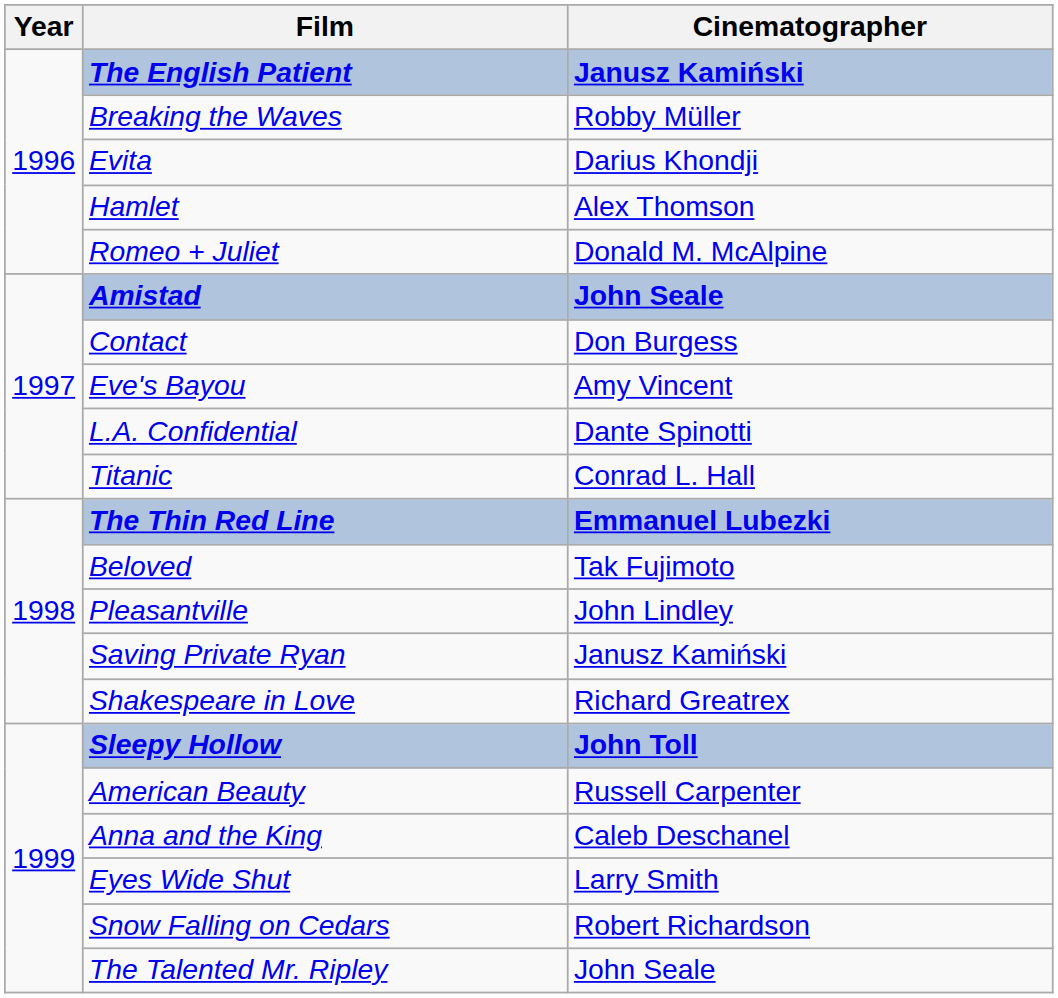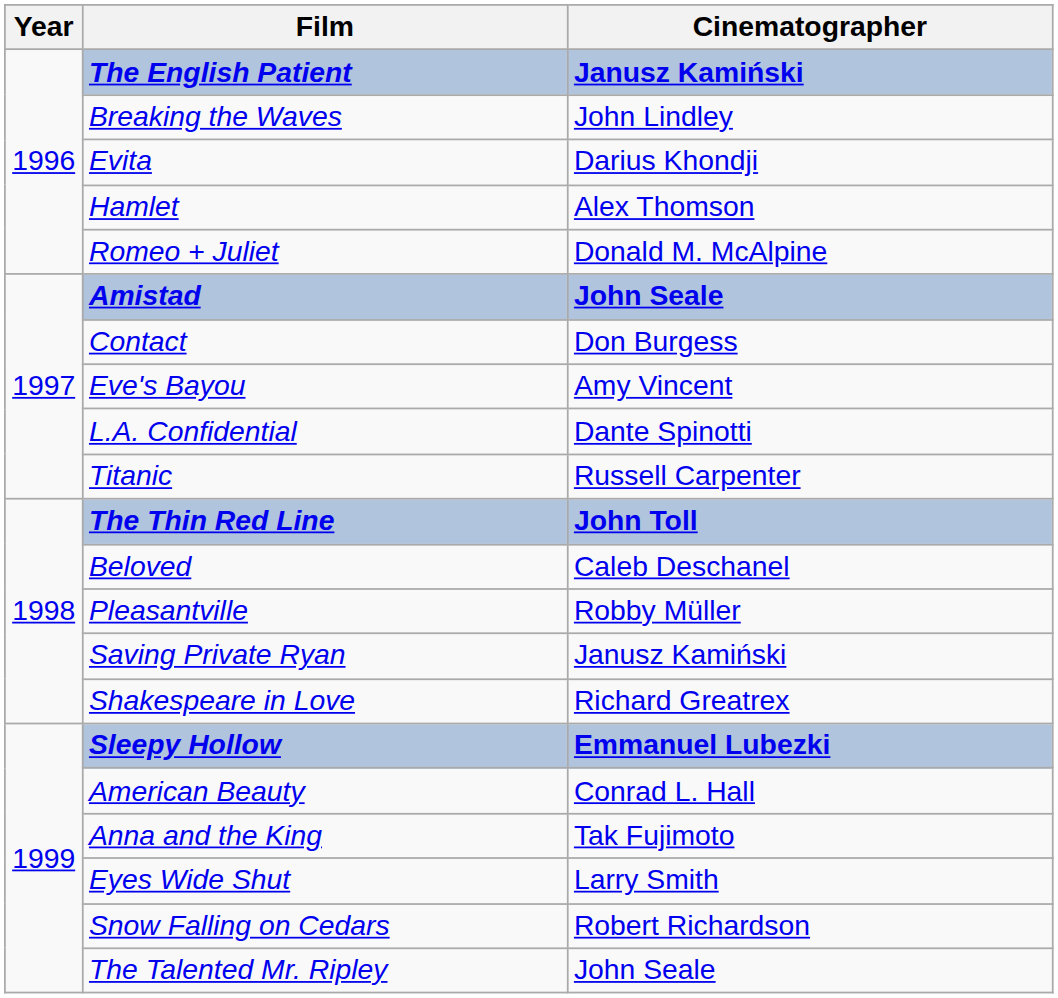(657, 116) Robby Müller -> (653, 116) John Lindley
(664, 476) Conrad L. Hall -> (687, 476) Russell Carpenter
(702, 521) Emmanuel Lubezki -> (636, 521) John Toll
(654, 565) Tak Fujimoto -> (682, 565) Caleb Deschanel
(653, 610) John Lindley -> (657, 610) Robby Müller
(636, 745) John Toll -> (702, 745) Emmanuel Lubezki
(687, 790) Russell Carpenter -> (664, 790) Conrad L. Hall
(682, 835) Caleb Deschanel -> (654, 835) Tak Fujimoto
